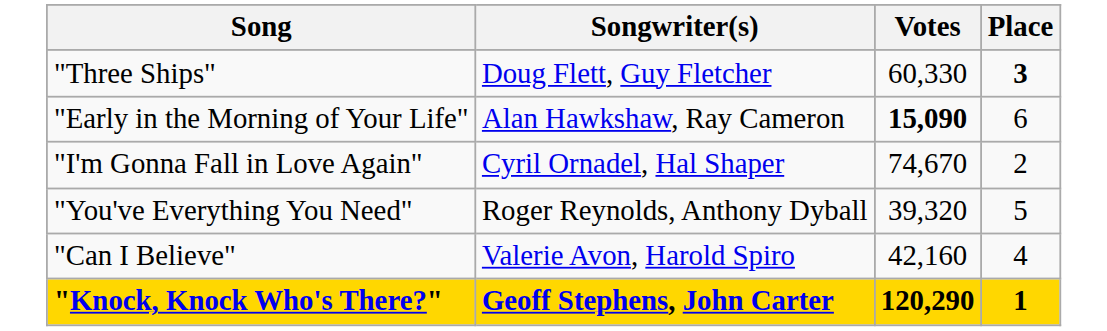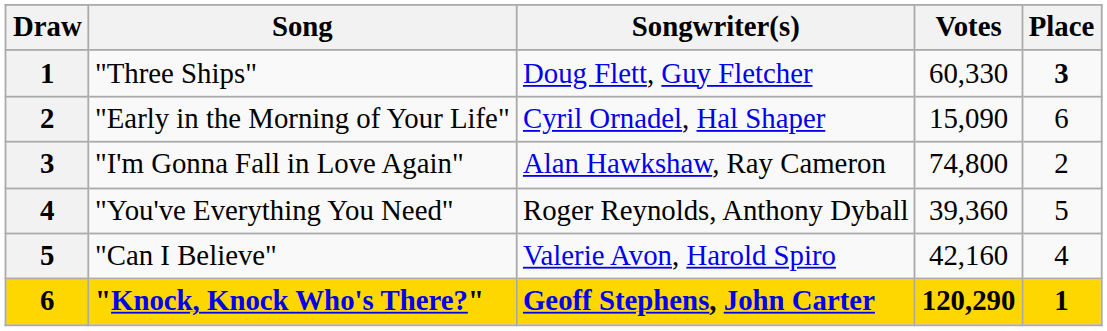+ column: (47, 27)
(663, 118) Alan Hawkshaw, Ray Cameron -> (674, 118) Cyril Ornadel, Hal Shaper
(928, 118) bold -> (969, 118) normal
(633, 164) Cyril Ornadel, Hal Shaper -> (704, 164) Alan Hawkshaw, Ray Cameron
(928, 164) 74,670 -> (969, 164) 74,800
(928, 210) 39,320 -> (969, 210) 39,360
